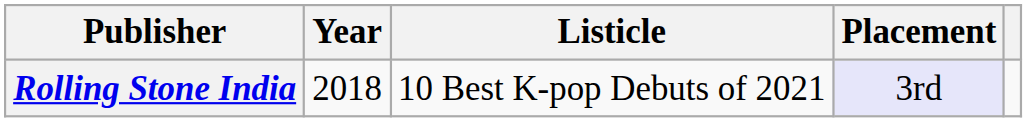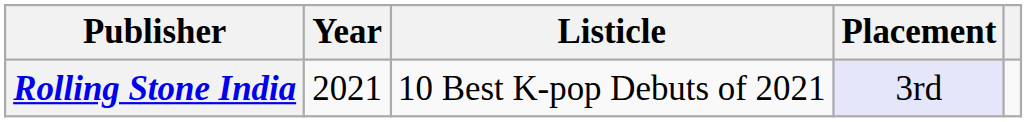(347, 87) 2018 -> (347, 87) 2021
